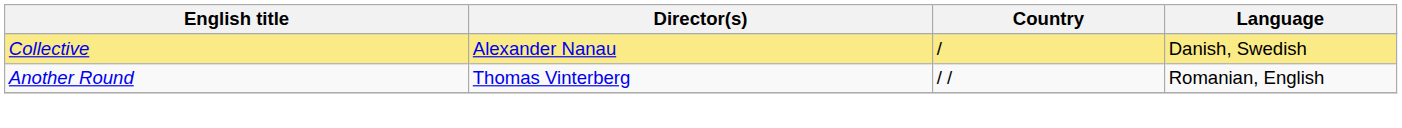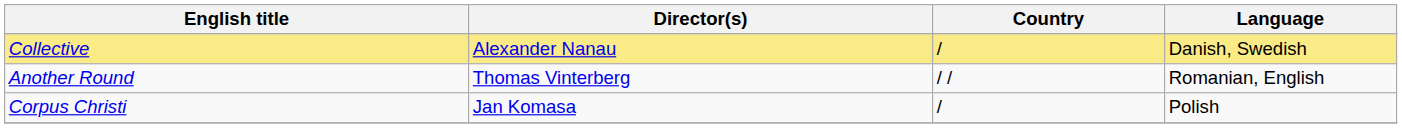+ row: (68, 107)
